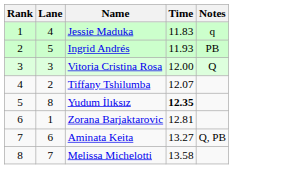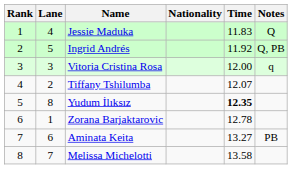+ column: (195, 13)
(212, 31) q -> (271, 31) Q
(181, 48) 11.93 -> (240, 48) 11.92
(212, 48) PB -> (271, 48) Q, PB
(212, 66) Q -> (271, 66) q
(181, 119) 12.81 -> (240, 119) 12.78
(212, 137) Q, PB -> (271, 137) PB
